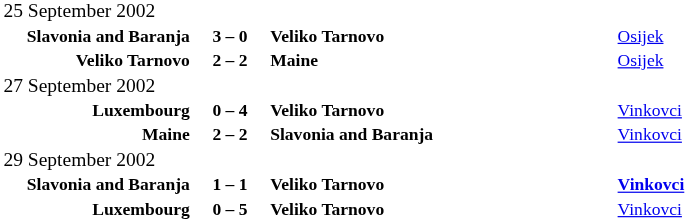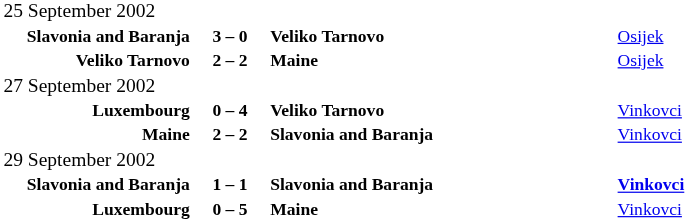(327, 184) Veliko Tarnovo -> (352, 184) Slavonia and Baranja
(327, 209) Veliko Tarnovo -> (294, 209) Maine
